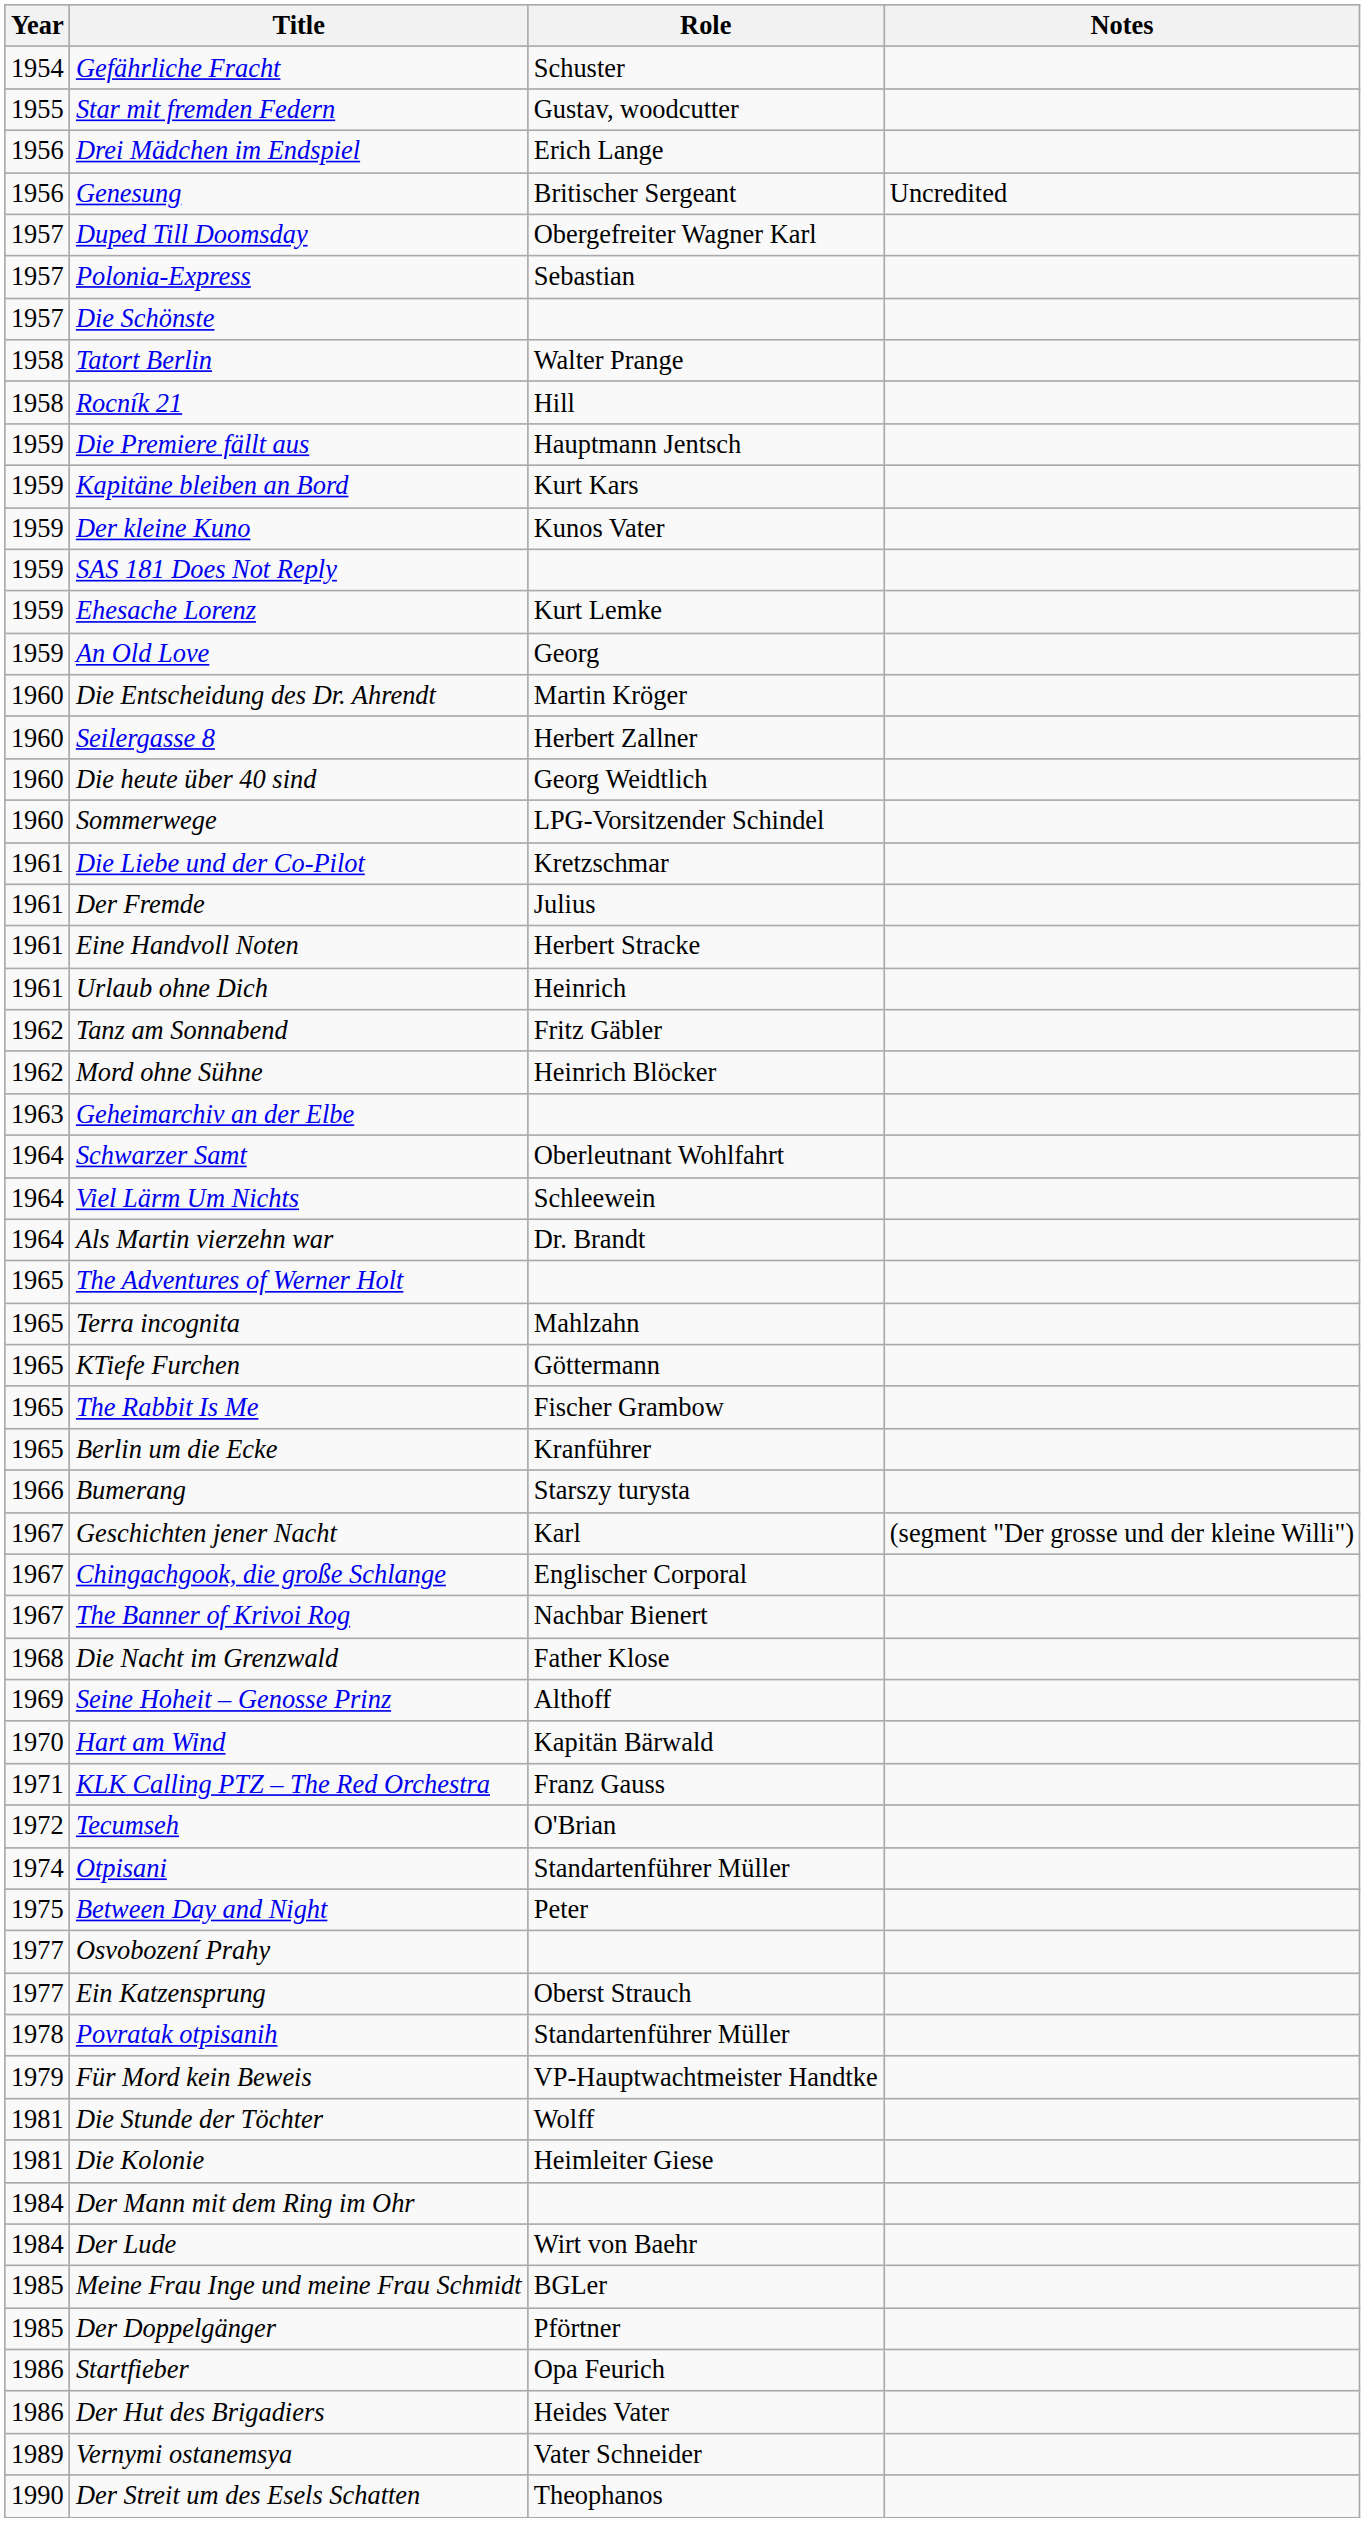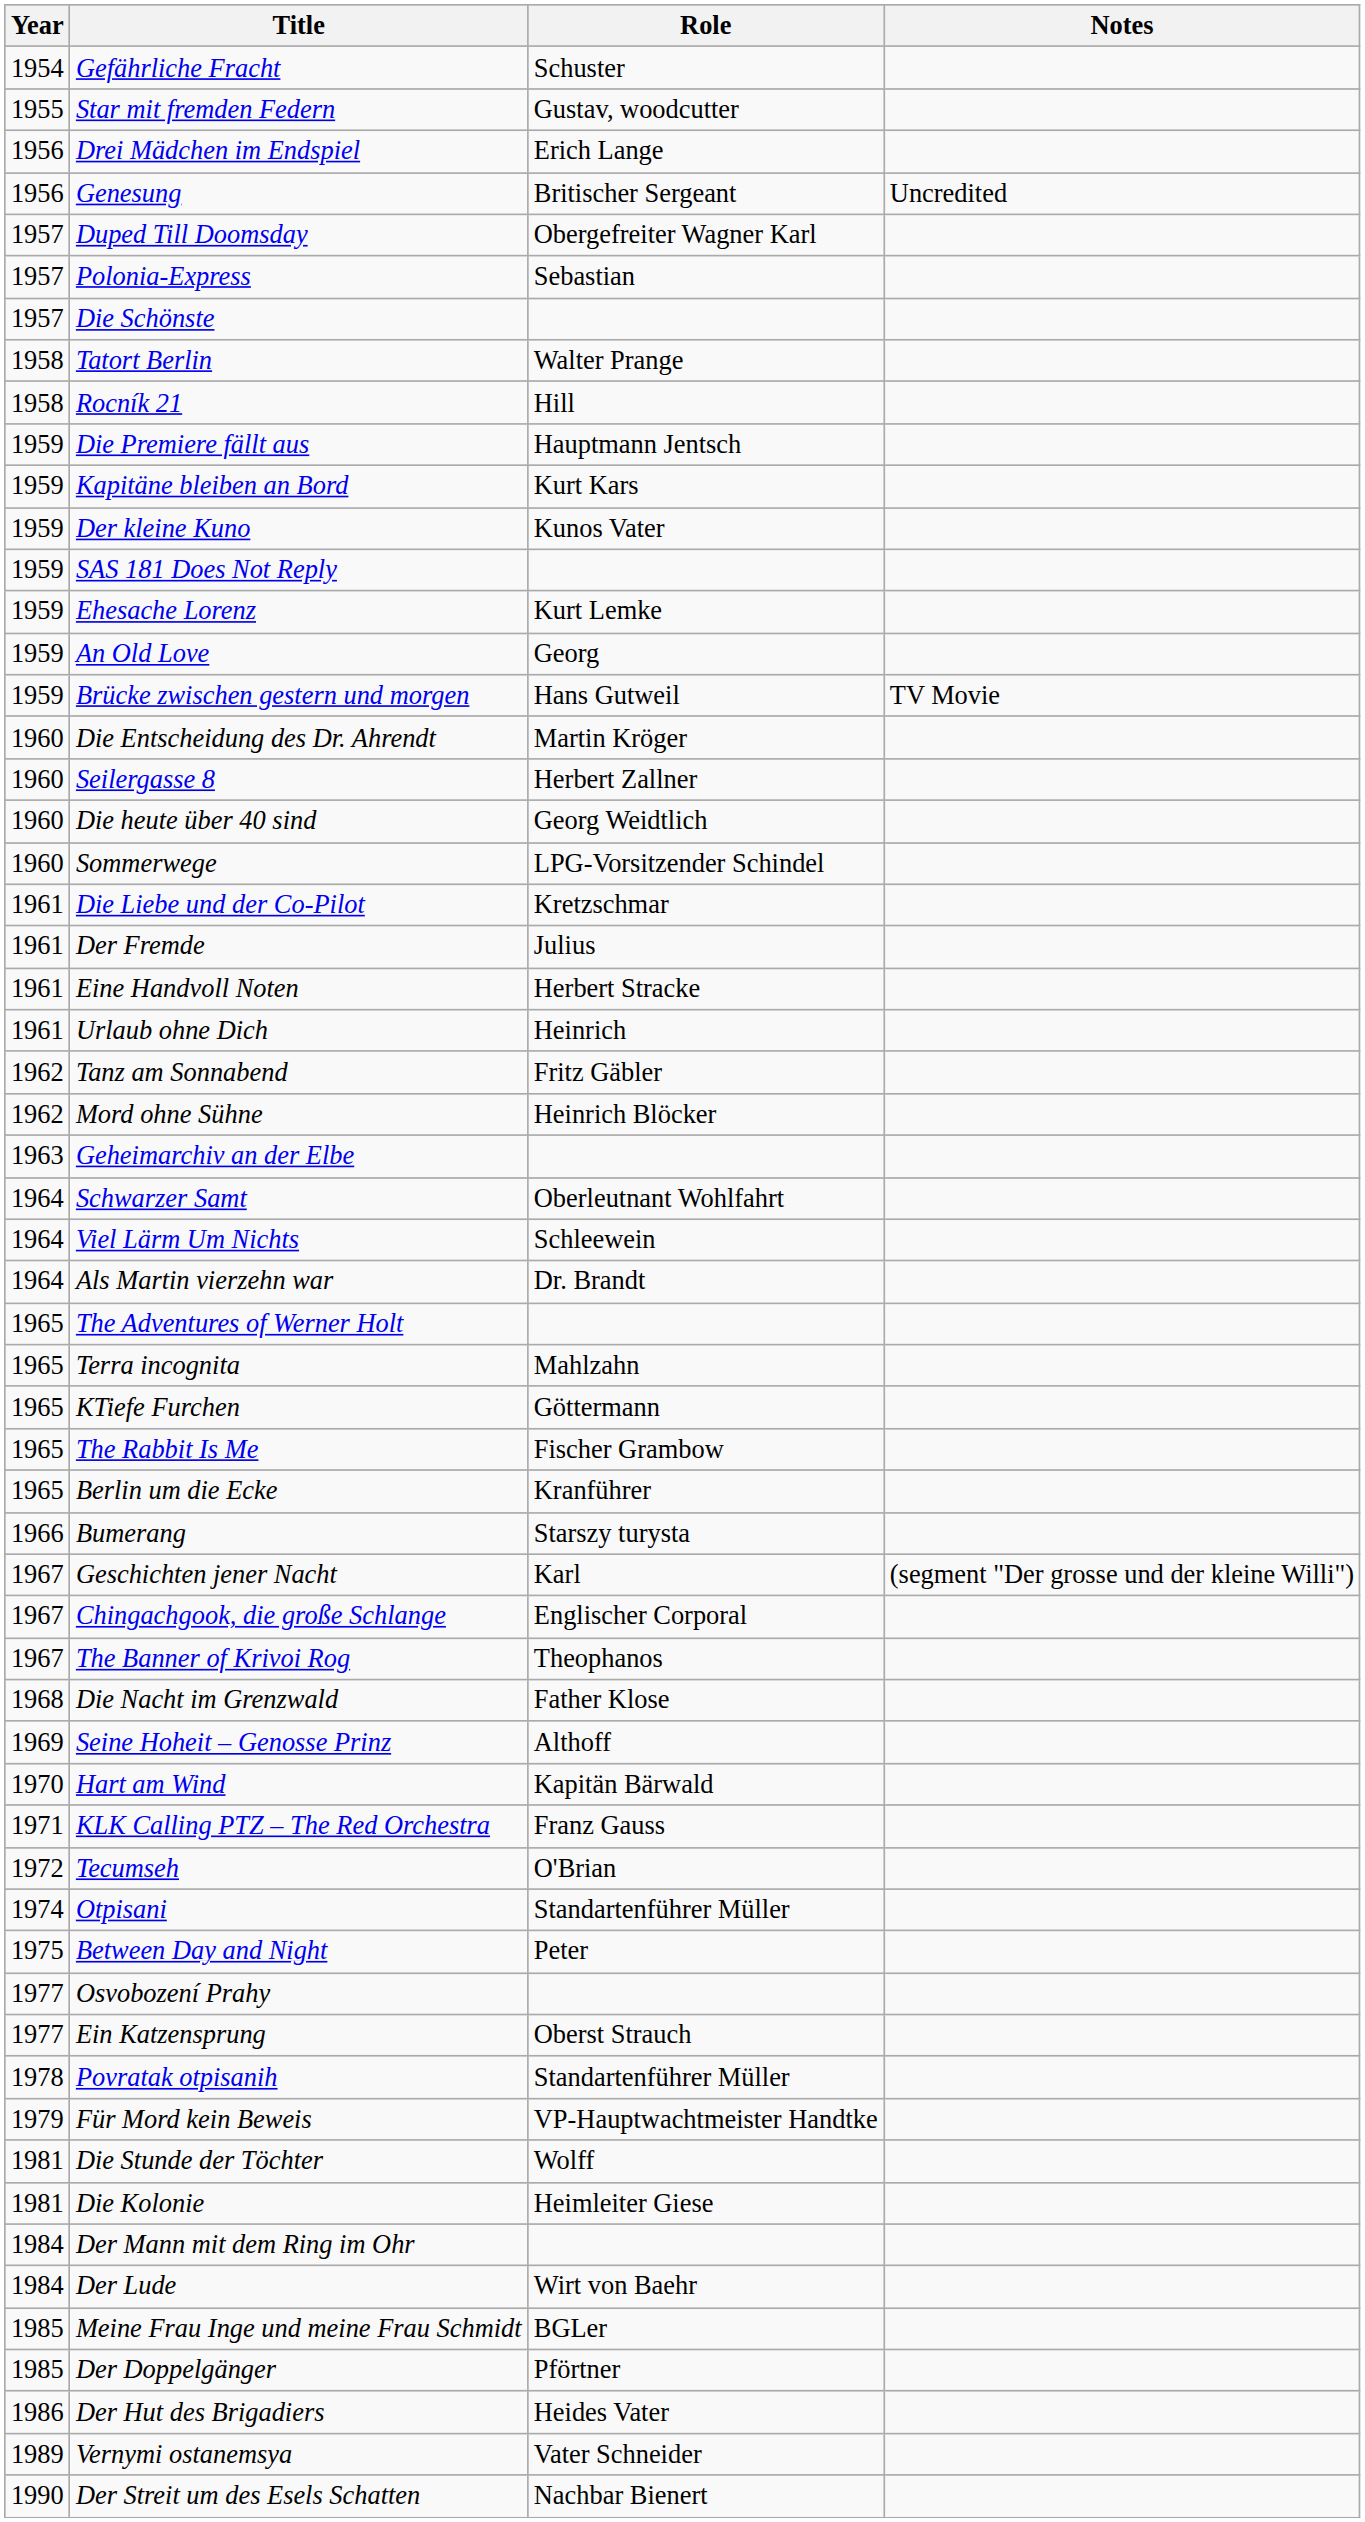+ row: (273, 695)
(621, 1616) Nachbar Bienert -> (598, 1658) Theophanos
- row: (132, 2370)
(598, 2495) Theophanos -> (621, 2495) Nachbar Bienert
